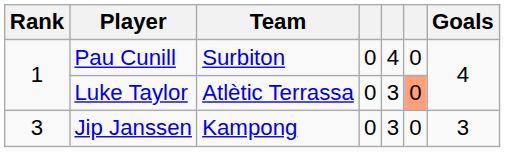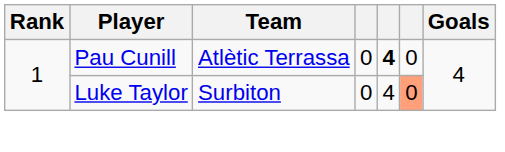(244, 57) Surbiton -> (274, 57) Atlètic Terrassa
(393, 57) normal -> (389, 57) bold
(278, 92) Atlètic Terrassa -> (239, 92) Surbiton
(393, 92) 3 -> (389, 92) 4
- row: (133, 127)
